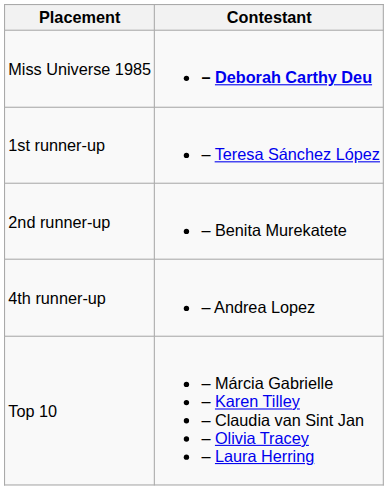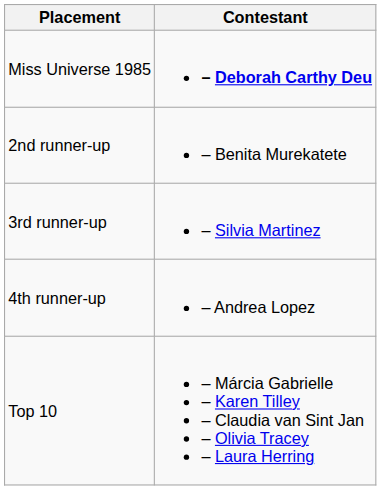- row: (57, 145)
+ row: (58, 222)
